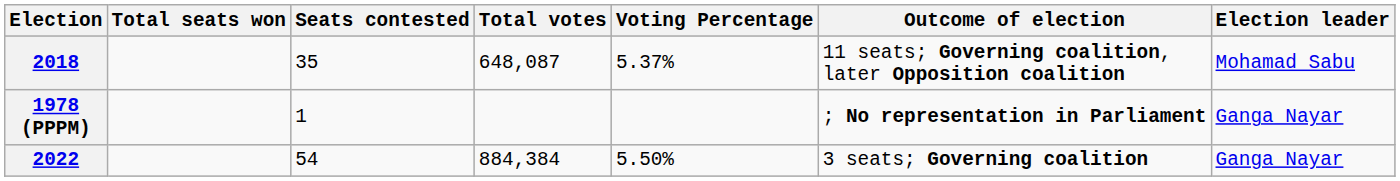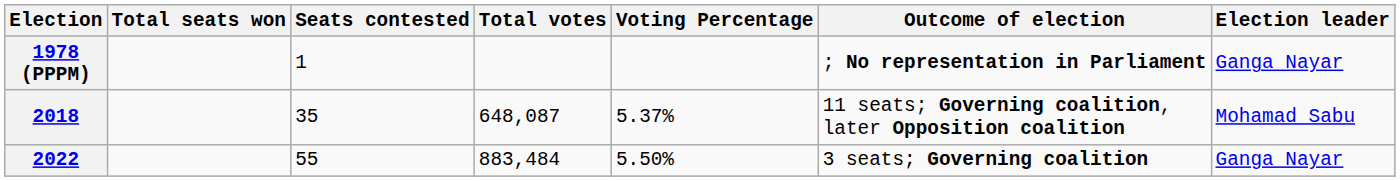rows swapped: (56, 117) <-> (56, 63)
(307, 160) 54 -> (307, 160) 55
(519, 160) 884,384 -> (519, 160) 883,484
